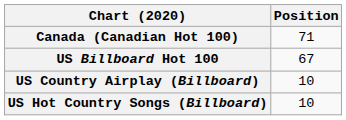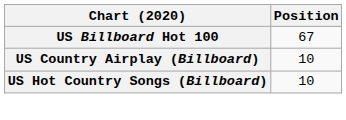- row: (138, 38)
